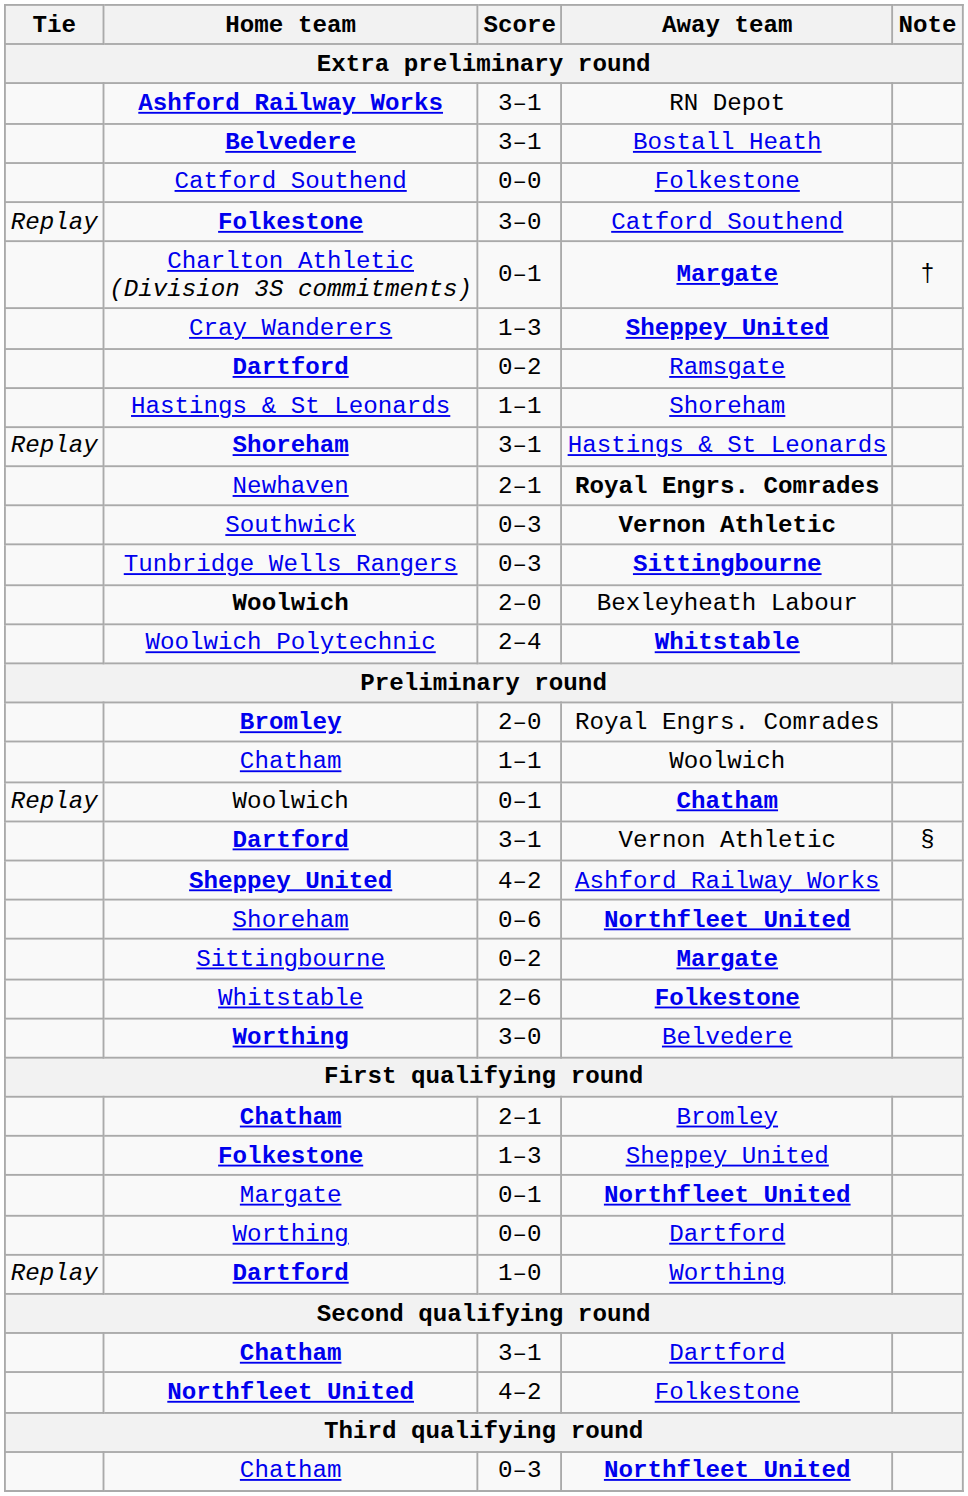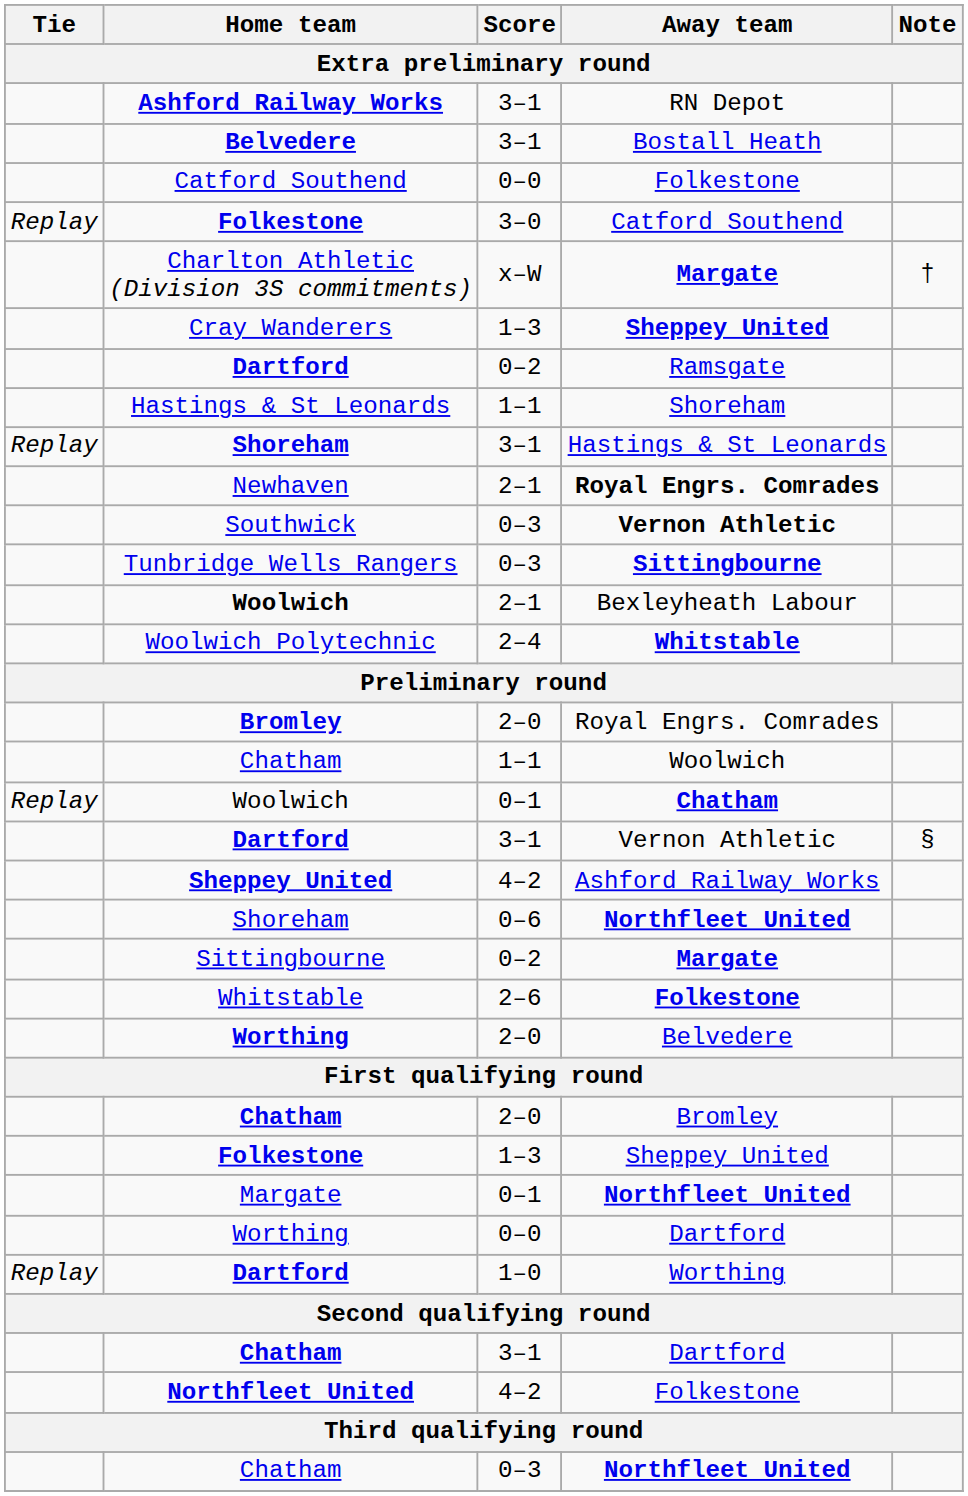(520, 275) 0–1 -> (520, 275) x–W
(520, 604) 2–0 -> (520, 604) 2–1
(520, 1038) 3–0 -> (520, 1038) 2–0
(520, 1117) 2–1 -> (520, 1117) 2–0
